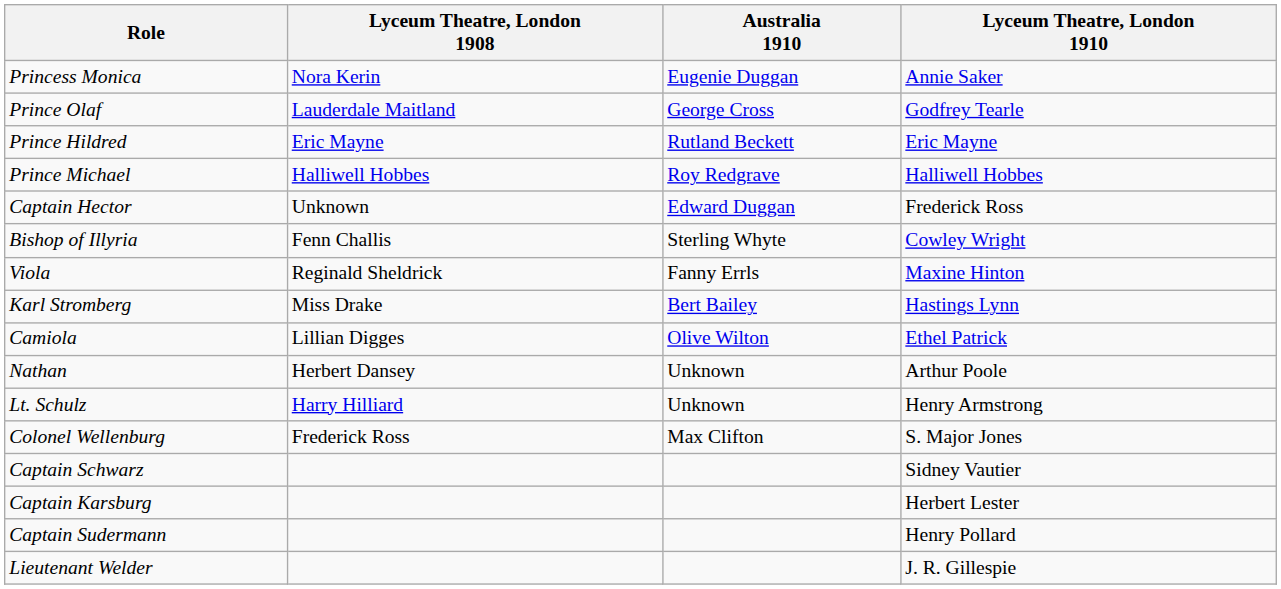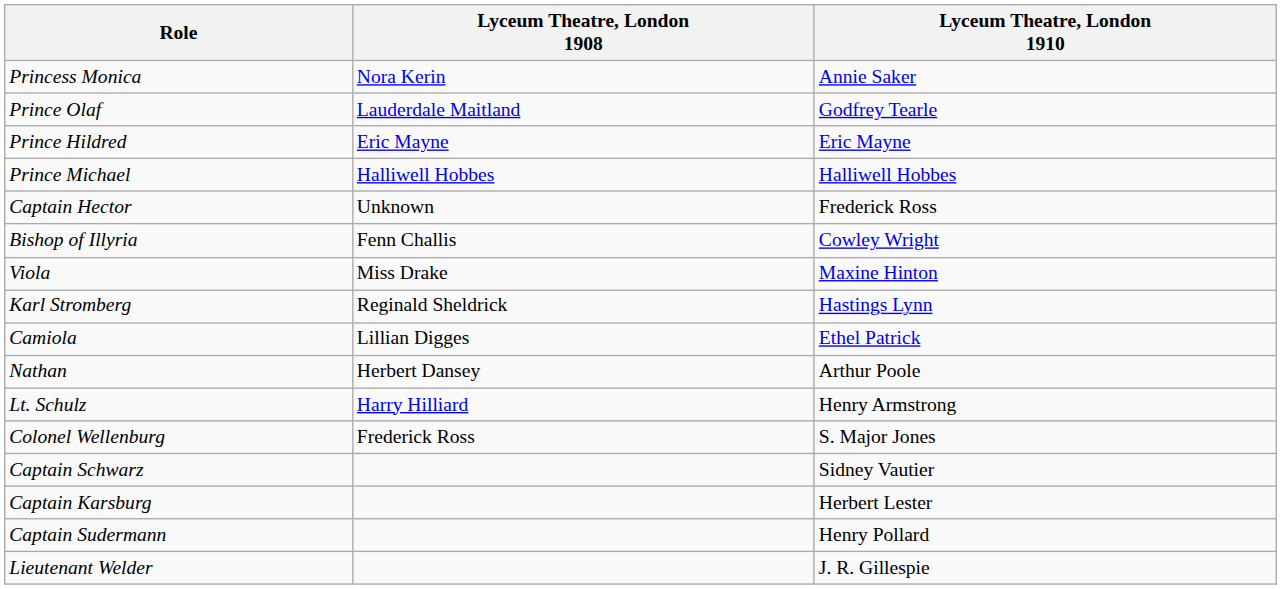- column: (782, 32)
(367, 273) Reginald Sheldrick -> (402, 273) Miss Drake
(337, 306) Miss Drake -> (432, 306) Reginald Sheldrick
